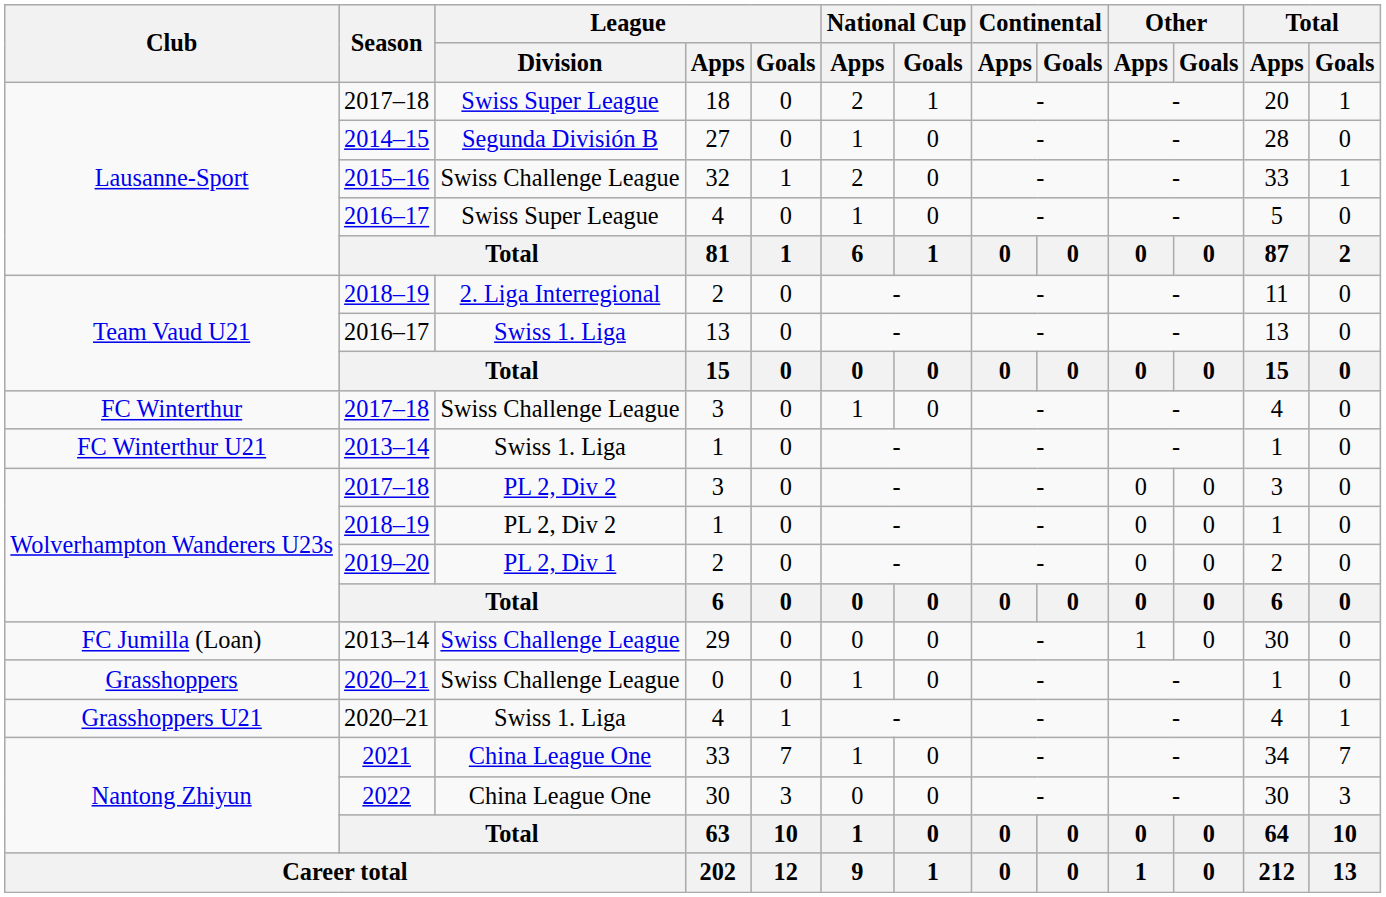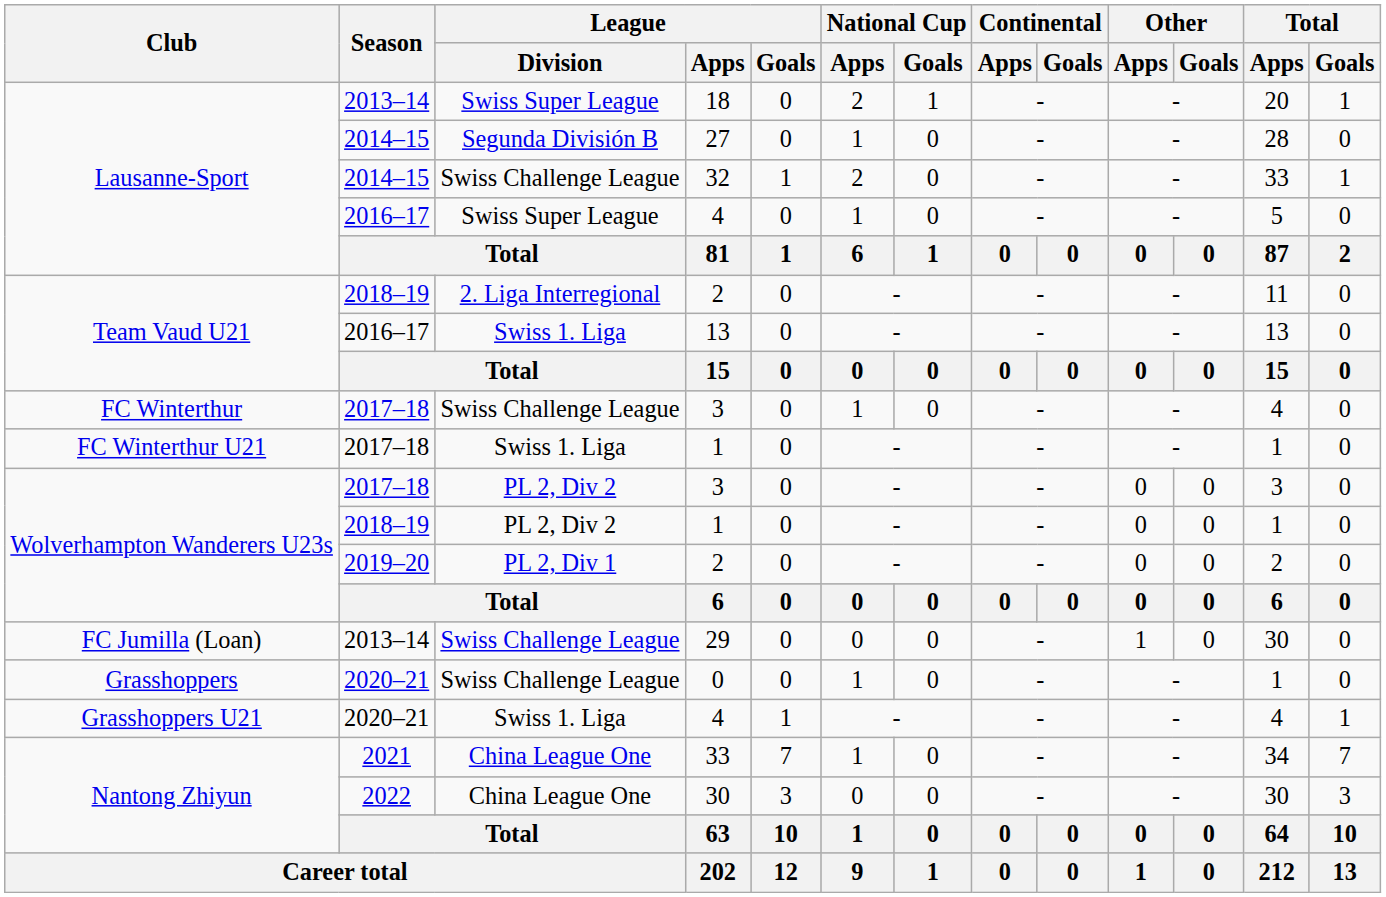(387, 100) 2017–18 -> (387, 100) 2013–14
(387, 178) 2015–16 -> (387, 178) 2014–15
(387, 448) 2013–14 -> (387, 448) 2017–18
